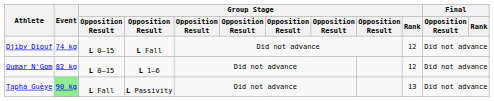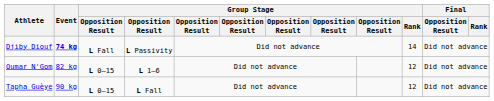(66, 46) normal -> (66, 46) bold
(101, 50) L 0–15 -> (101, 50) L Fall
(149, 50) L Fall -> (149, 50) L Passivity
(412, 46) 12 -> (412, 46) 14
(66, 86) lightgreen background -> (66, 86) no background
(101, 91) L Fall -> (101, 91) L 0–15
(149, 91) L Passivity -> (149, 91) L Fall
(412, 86) 13 -> (412, 86) 12
